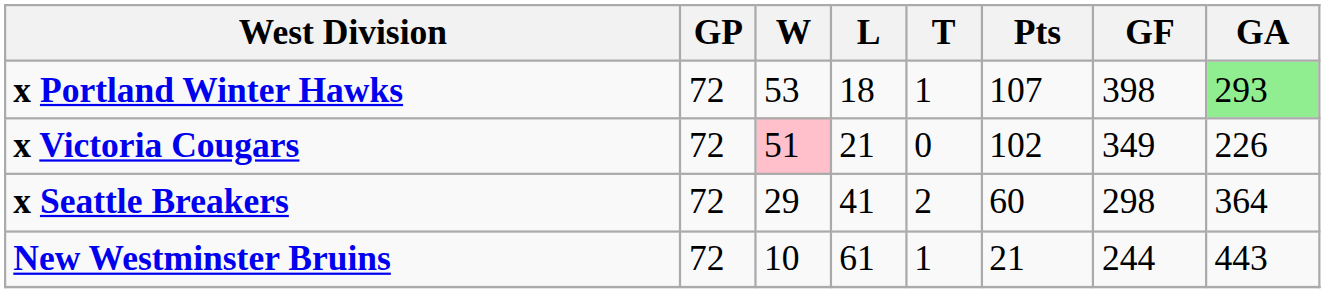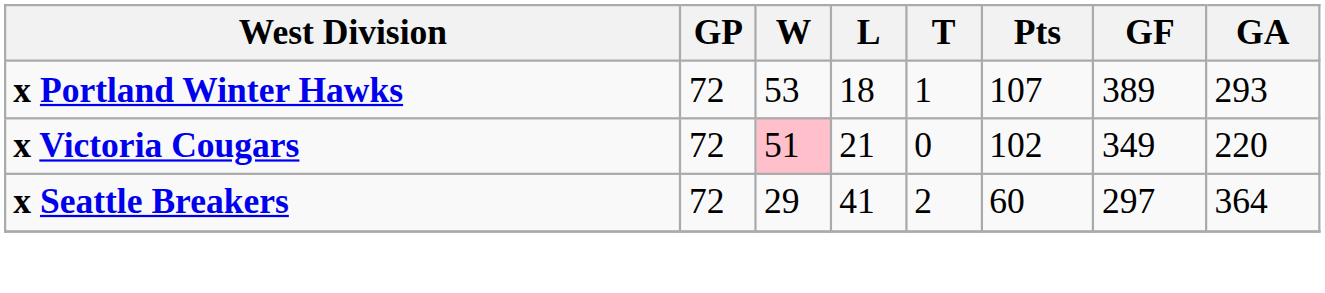(1129, 88) 398 -> (1129, 88) 389
(1241, 88) lightgreen background -> (1241, 88) no background
(1241, 145) 226 -> (1241, 145) 220
(1129, 201) 298 -> (1129, 201) 297
- row: (202, 257)
